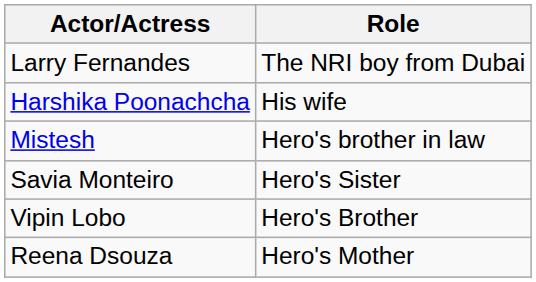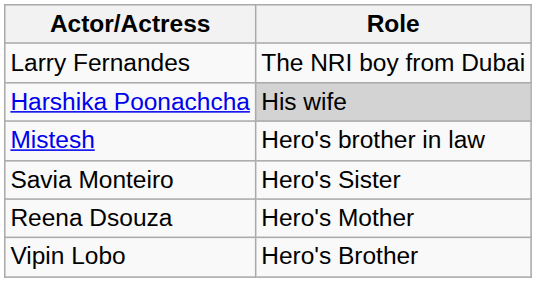(304, 101) no background -> (304, 101) lightgrey background
rows swapped: (68, 218) <-> (91, 256)
